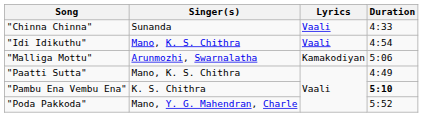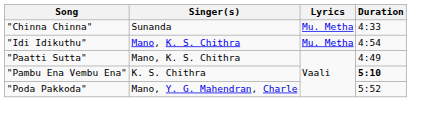(316, 28) Vaali -> (328, 28) Mu. Metha
(316, 43) Vaali -> (328, 43) Mu. Metha
- row: (50, 58)
